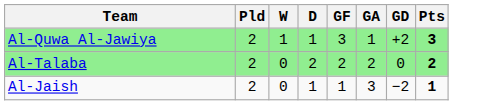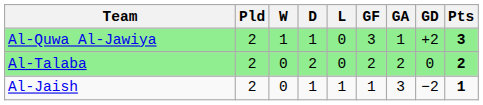+ column: (342, 16)
